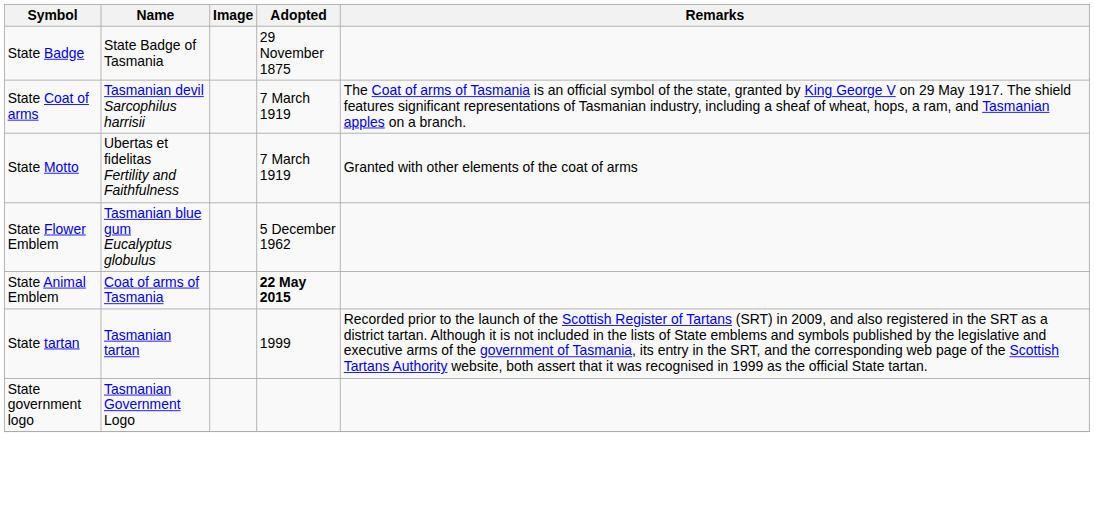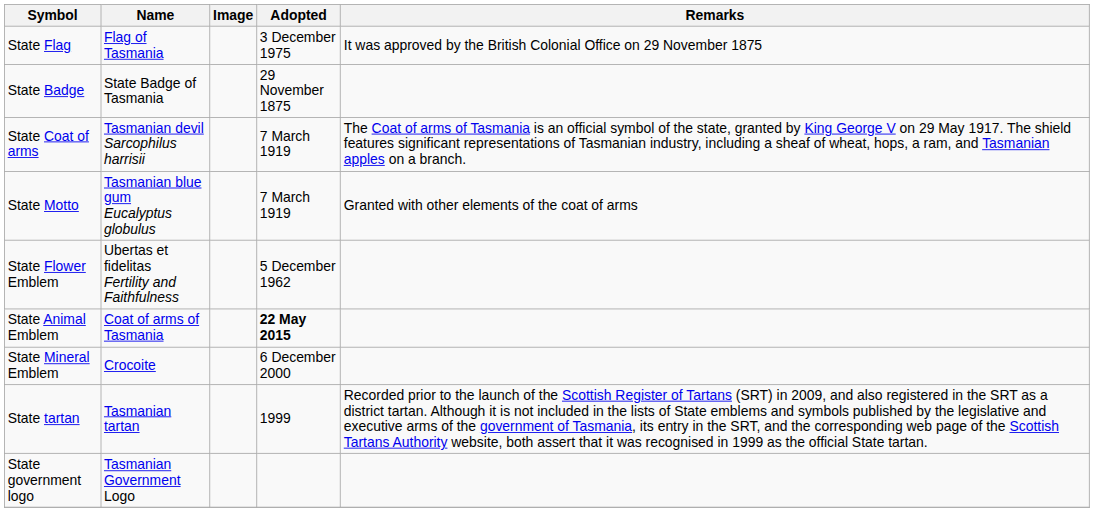+ row: (39, 45)
(141, 167) Ubertas et fidelitas Fertility and Faithfulness -> (153, 205) Tasmanian blue gum Eucalyptus globulus
(153, 236) Tasmanian blue gum Eucalyptus globulus -> (141, 274) Ubertas et fidelitas Fertility and Faithfulness
+ row: (49, 365)
